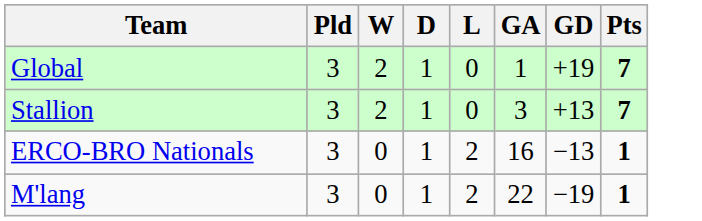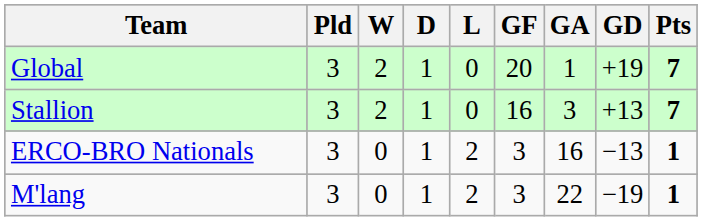+ column: (519, 25)
